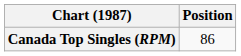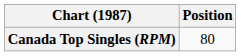(208, 39) 86 -> (208, 39) 80
